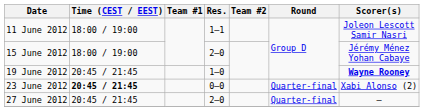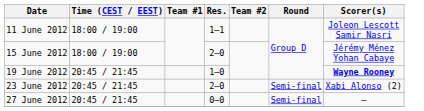(104, 86) bold -> (104, 86) normal
(217, 86) 0–0 -> (217, 86) 2–0
(304, 86) Quarter-final -> (296, 86) Semi-final
(217, 100) 2–0 -> (217, 100) 0–0
(304, 100) Quarter-final -> (296, 100) Semi-final
